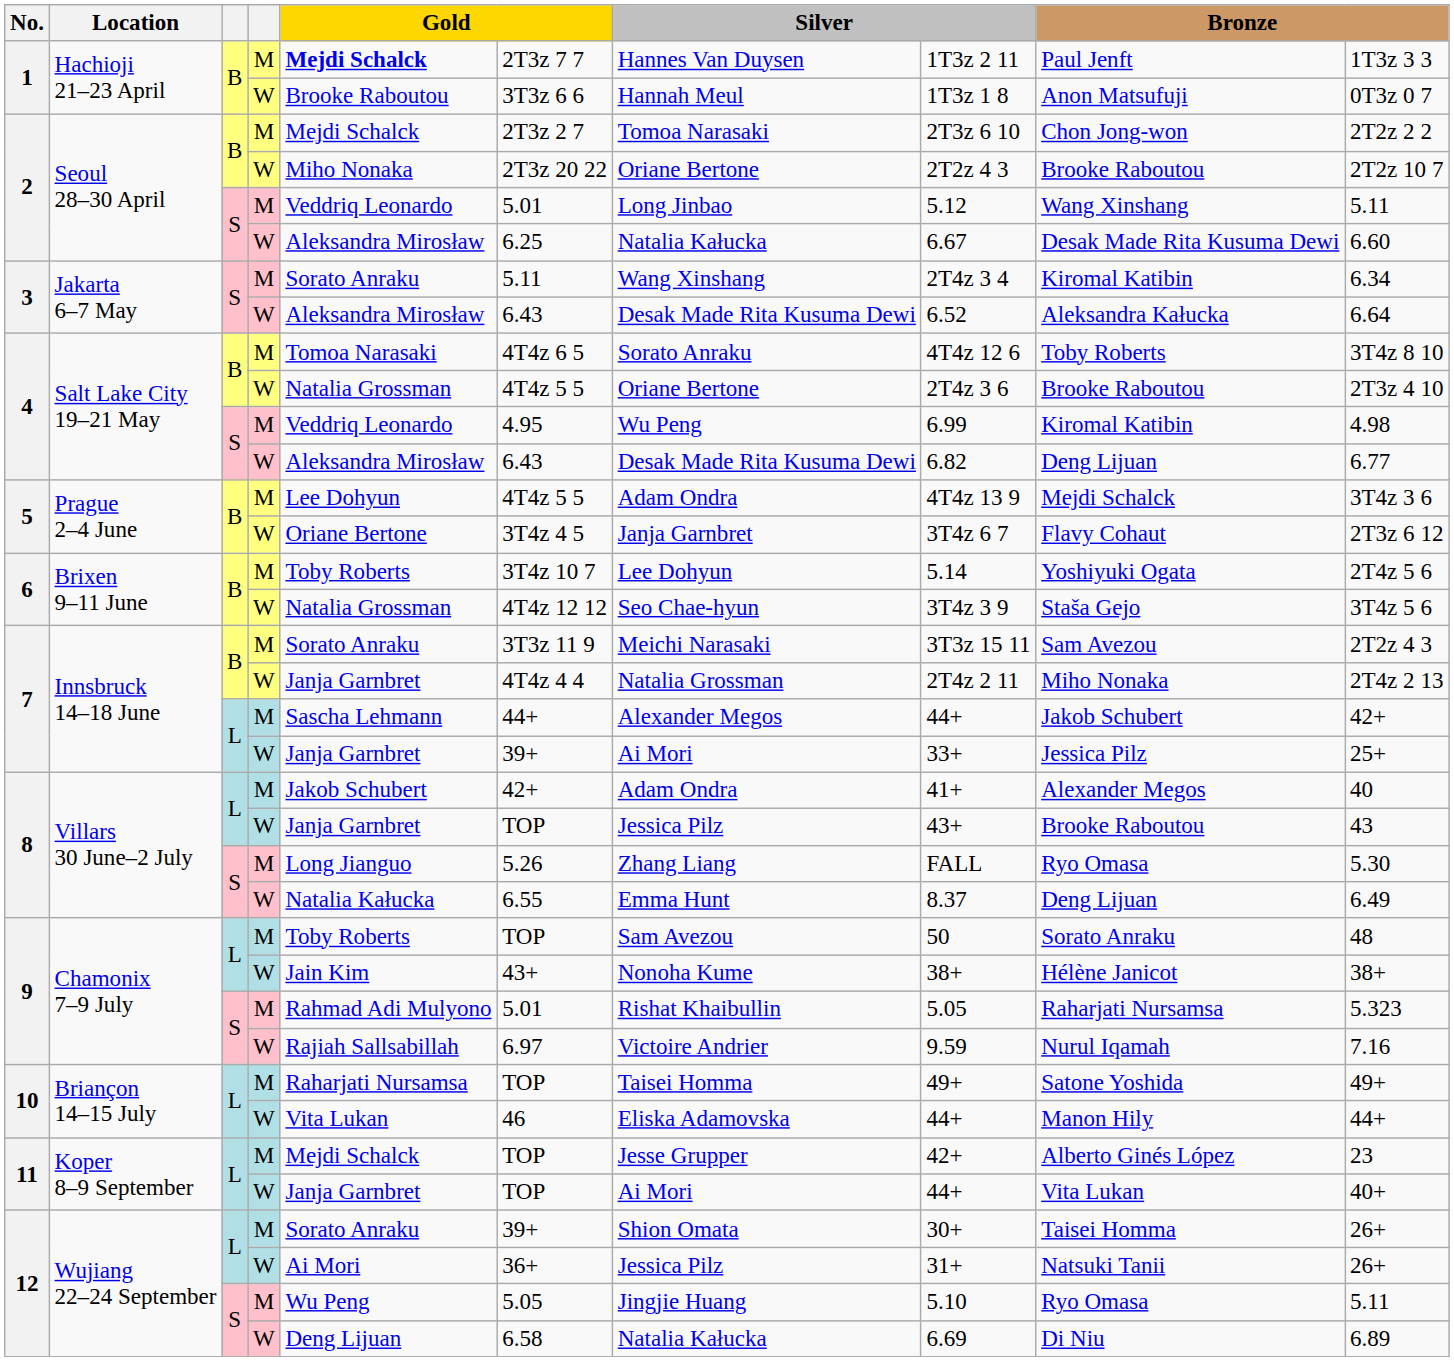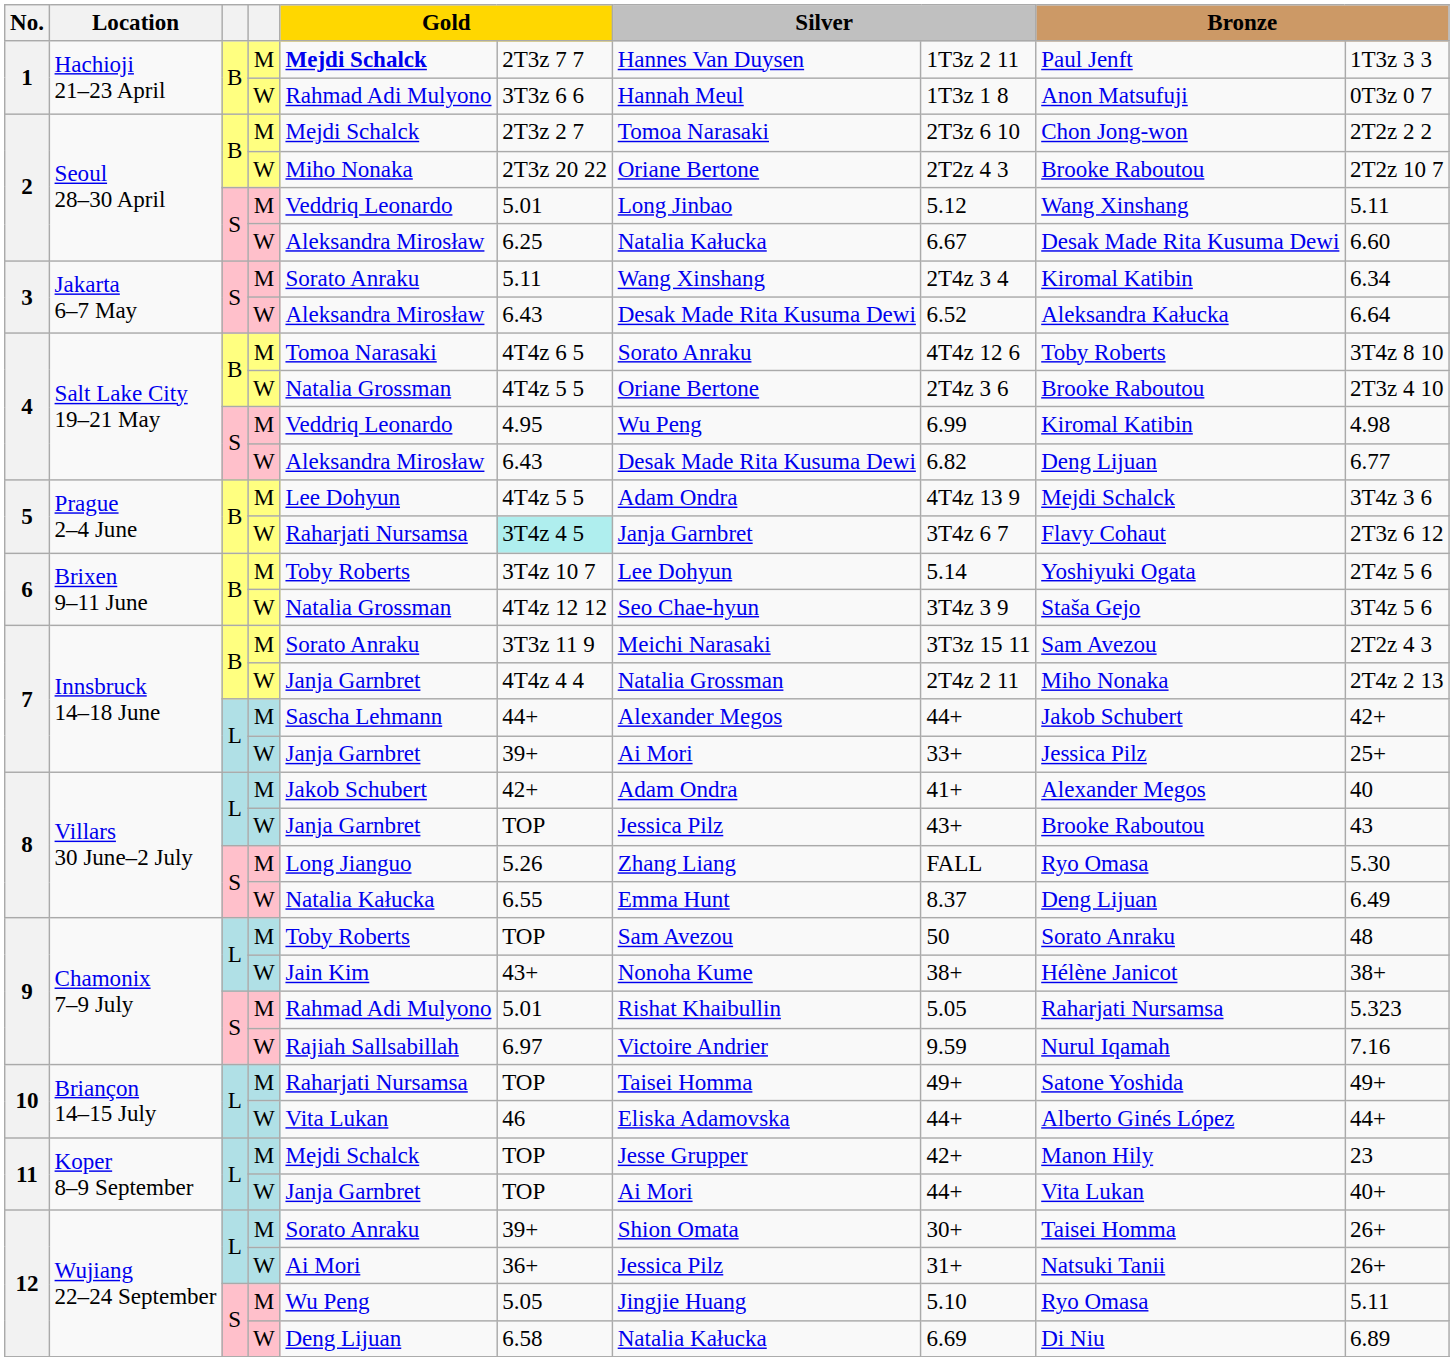(367, 95) Brooke Raboutou -> (388, 95) Rahmad Adi Mulyono
(356, 534) Oriane Bertone -> (377, 534) Raharjati Nursamsa
(543, 534) no background -> (543, 534) paleturquoise background
(1097, 1118) Manon Hily -> (1138, 1118) Alberto Ginés López
(1138, 1155) Alberto Ginés López -> (1097, 1155) Manon Hily
